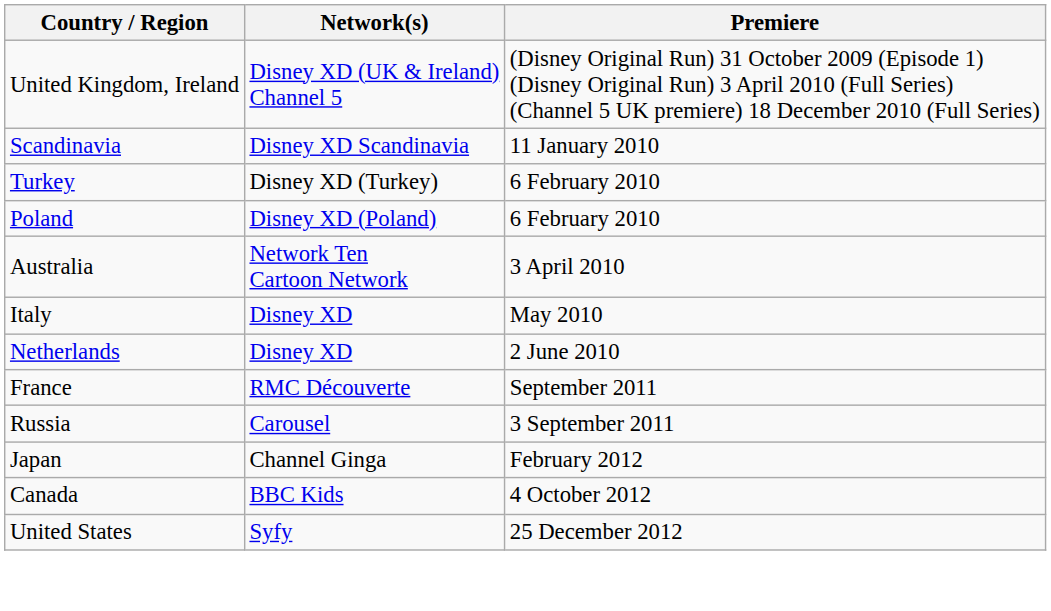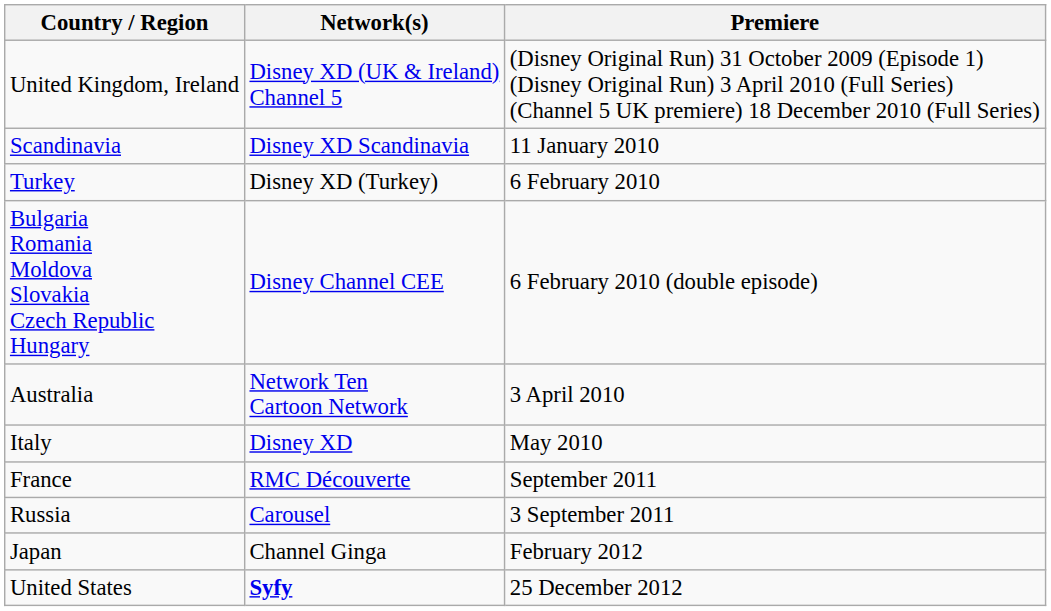- row: (42, 217)
+ row: (82, 281)
- row: (65, 351)
- row: (44, 495)
(271, 531) normal -> (271, 587) bold
